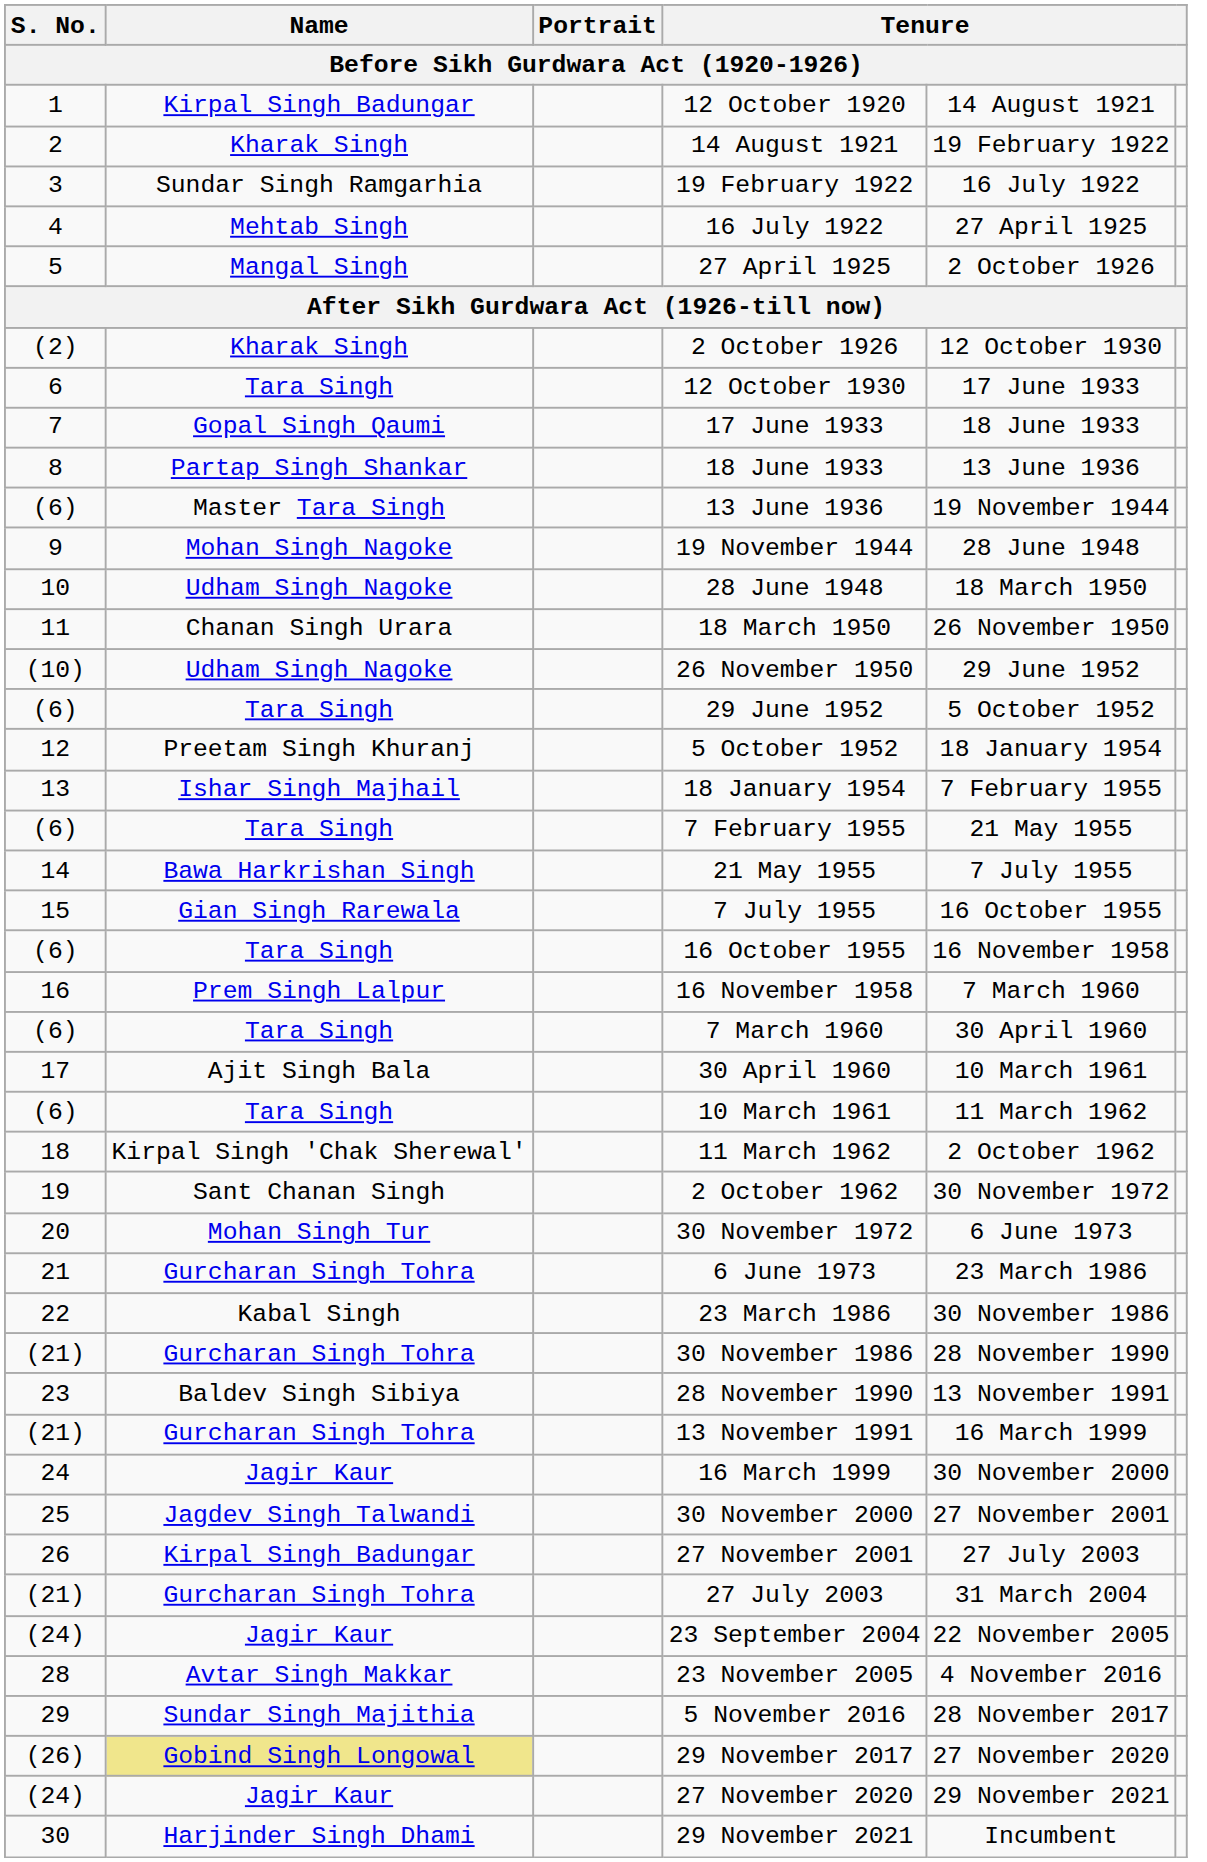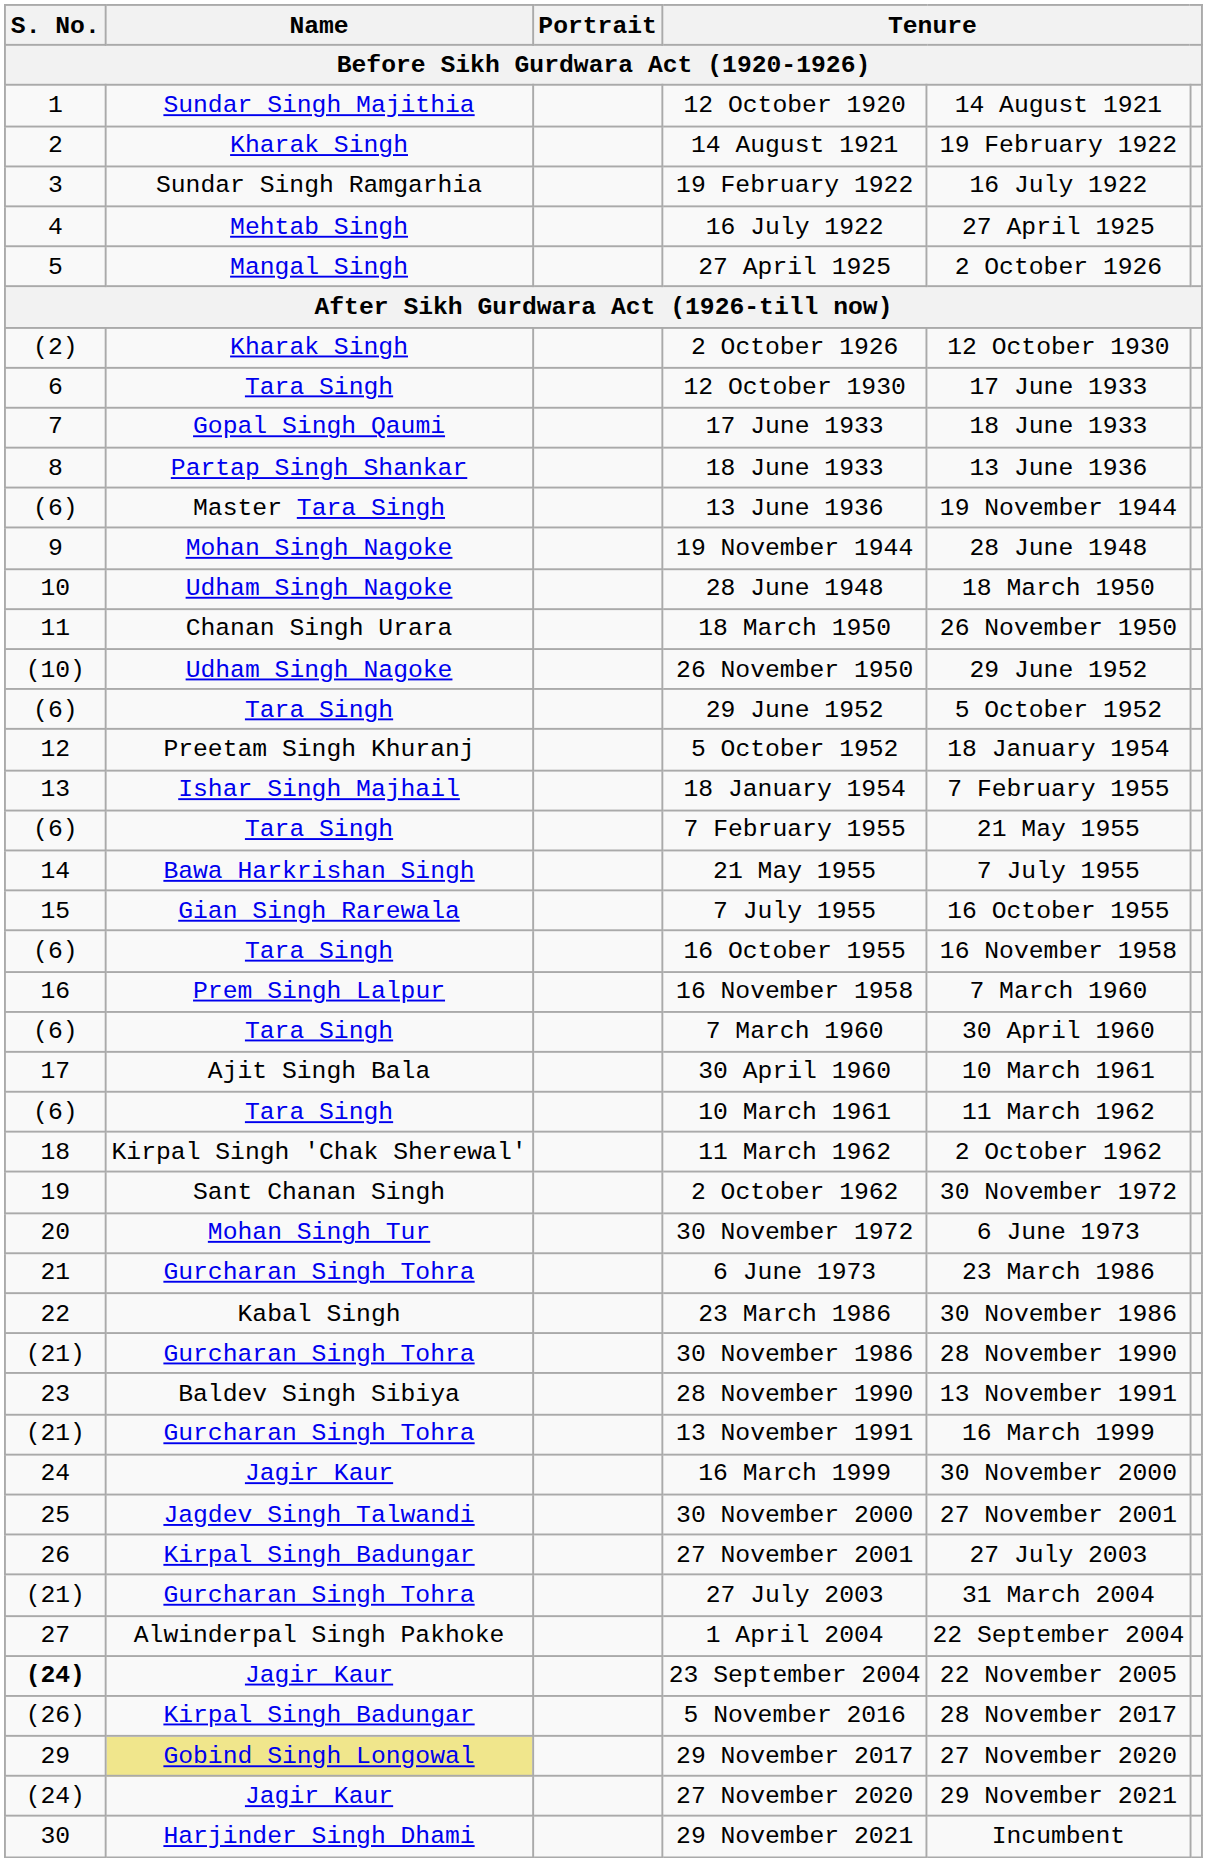(319, 106) Kirpal Singh Badungar -> (319, 106) Sundar Singh Majithia
+ row: (795, 1635)
(55, 1635) normal -> (55, 1676) bold
- row: (795, 1676)
(55, 1716) 29 -> (55, 1716) (26)
(319, 1716) Sundar Singh Majithia -> (319, 1716) Kirpal Singh Badungar
(55, 1756) (26) -> (55, 1756) 29
